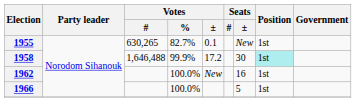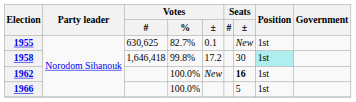(142, 43) 630,265 -> (142, 43) 630,625
(146, 58) 1,646,488 -> (146, 58) 1,646,418
(183, 58) 99.9% -> (183, 58) 99.8%
(241, 74) normal -> (241, 74) bold
